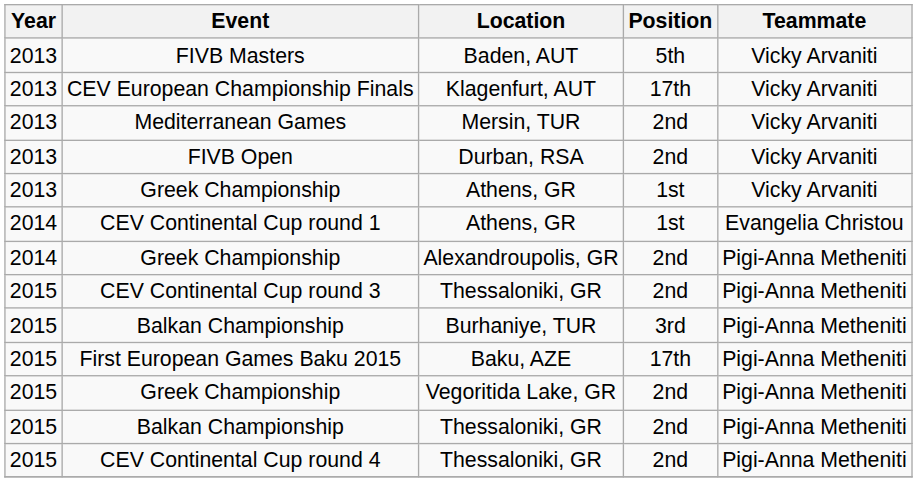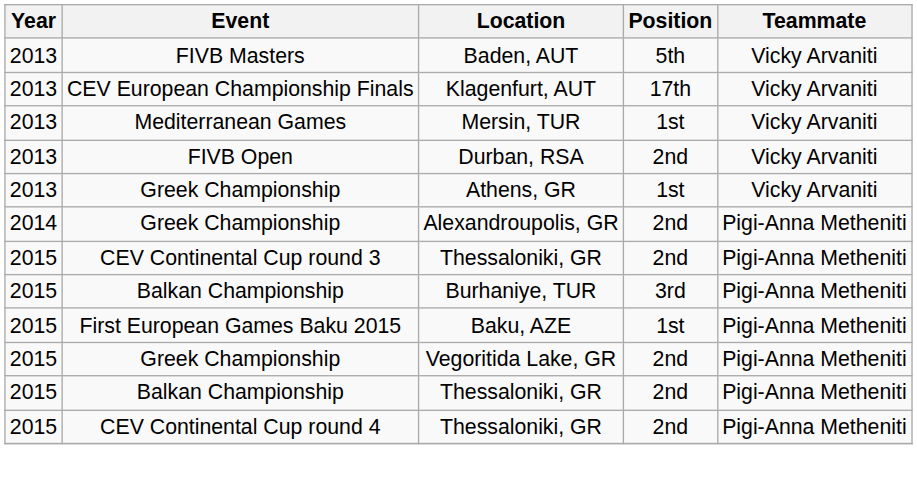(670, 122) 2nd -> (670, 122) 1st
- row: (240, 223)
(670, 358) 17th -> (670, 325) 1st
